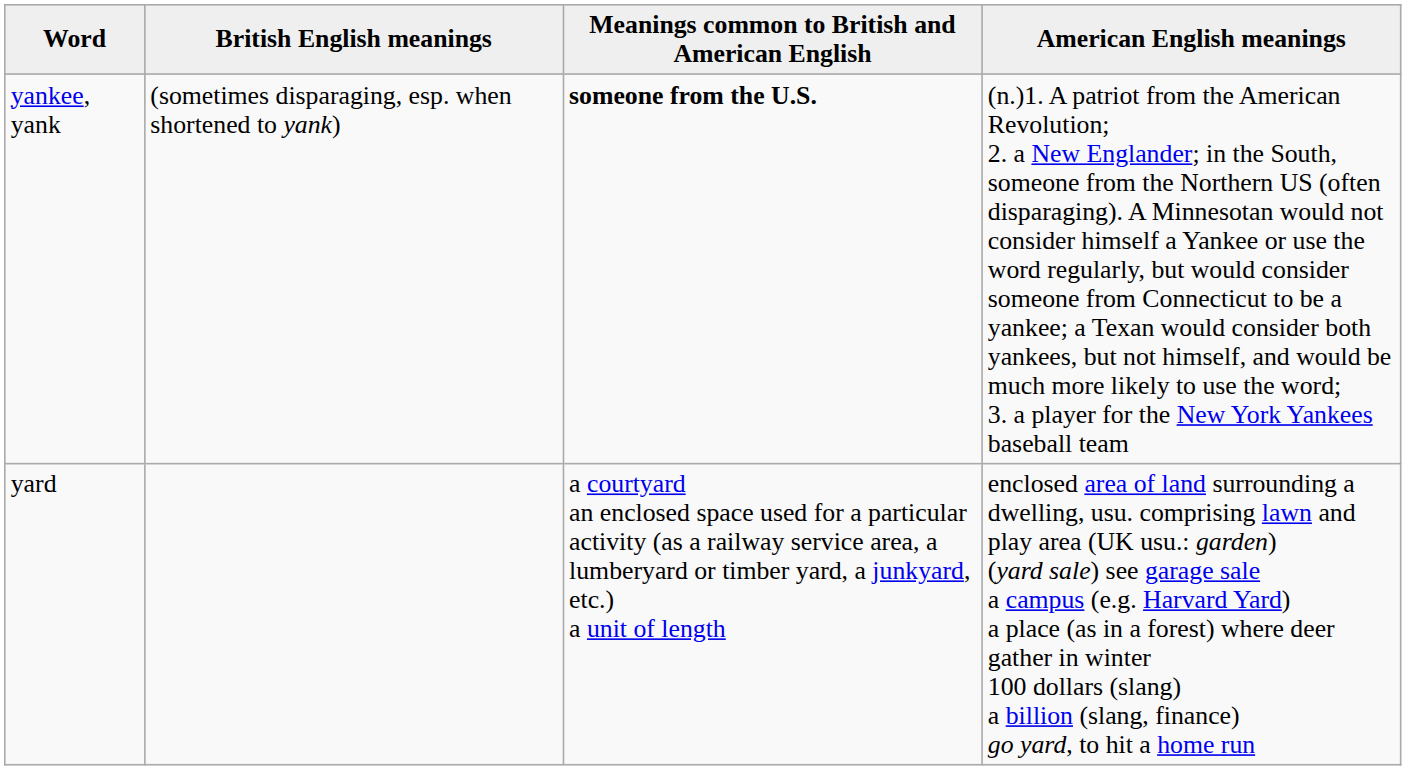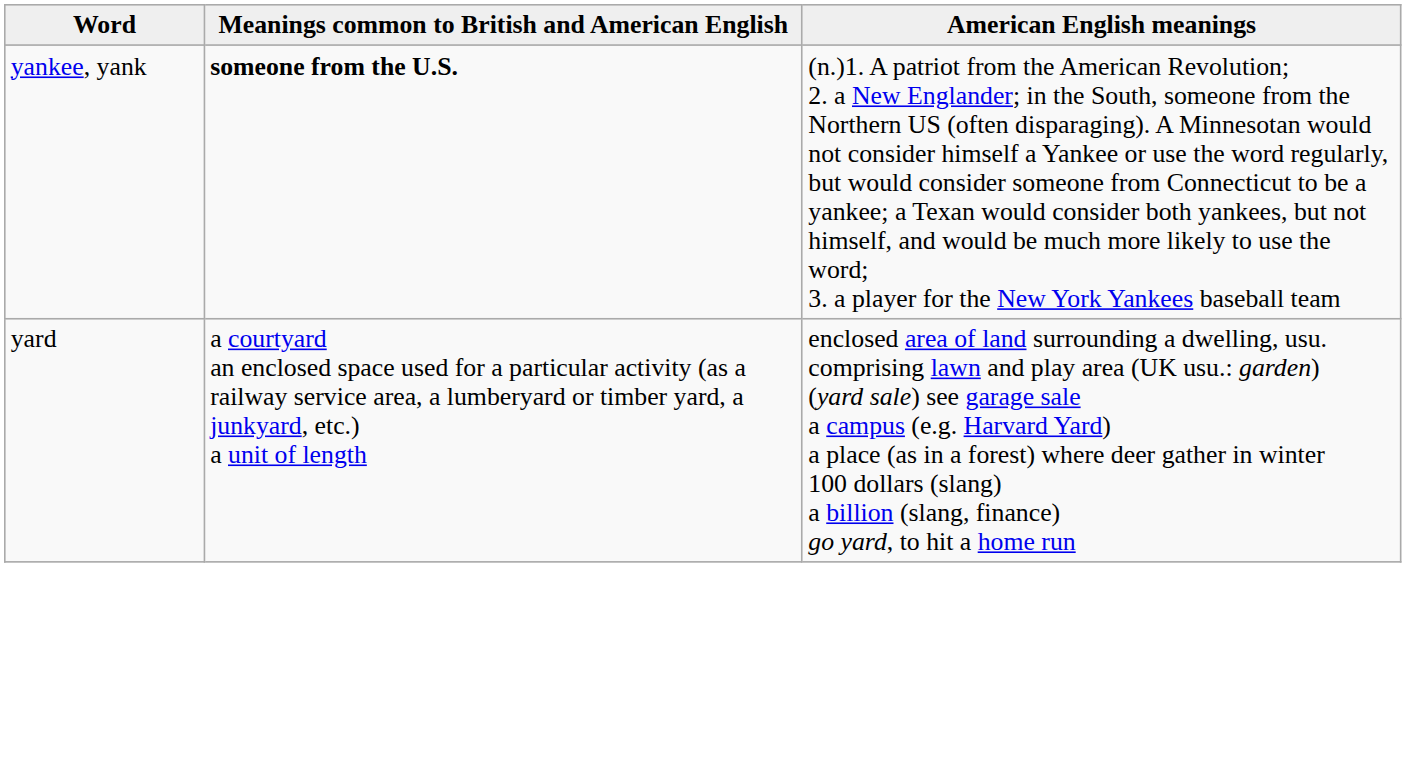- column: (354, 39)
